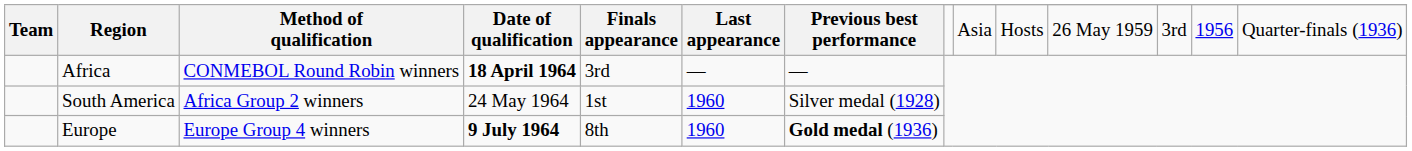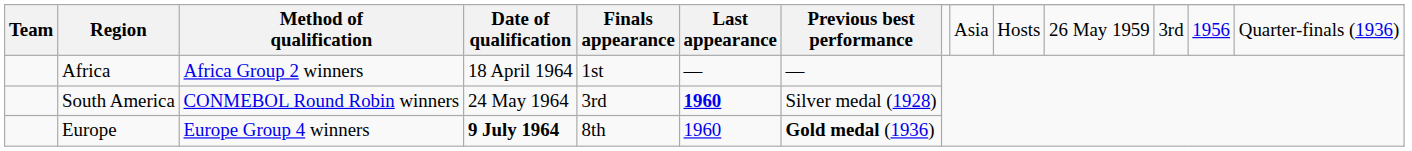(321, 70) CONMEBOL Round Robin winners -> (273, 70) Africa Group 2 winners
(522, 70) bold -> (520, 70) normal
(597, 70) 3rd -> (593, 70) 1st
(273, 100) Africa Group 2 winners -> (321, 100) CONMEBOL Round Robin winners
(596, 100) 1st -> (594, 100) 3rd
(706, 100) normal -> (702, 100) bold
